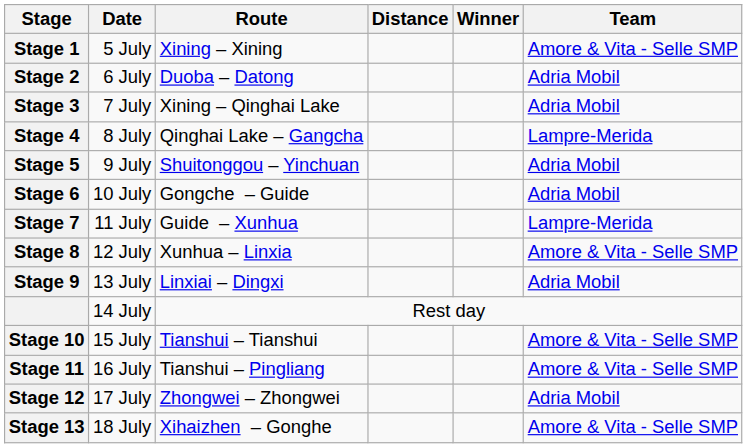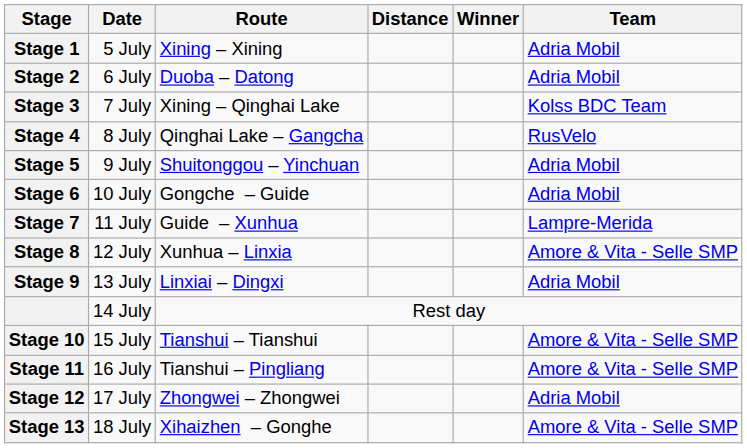(633, 48) Amore & Vita - Selle SMP -> (574, 48) Adria Mobil
(574, 106) Adria Mobil -> (597, 106) Kolss BDC Team
(590, 135) Lampre-Merida -> (562, 135) RusVelo
